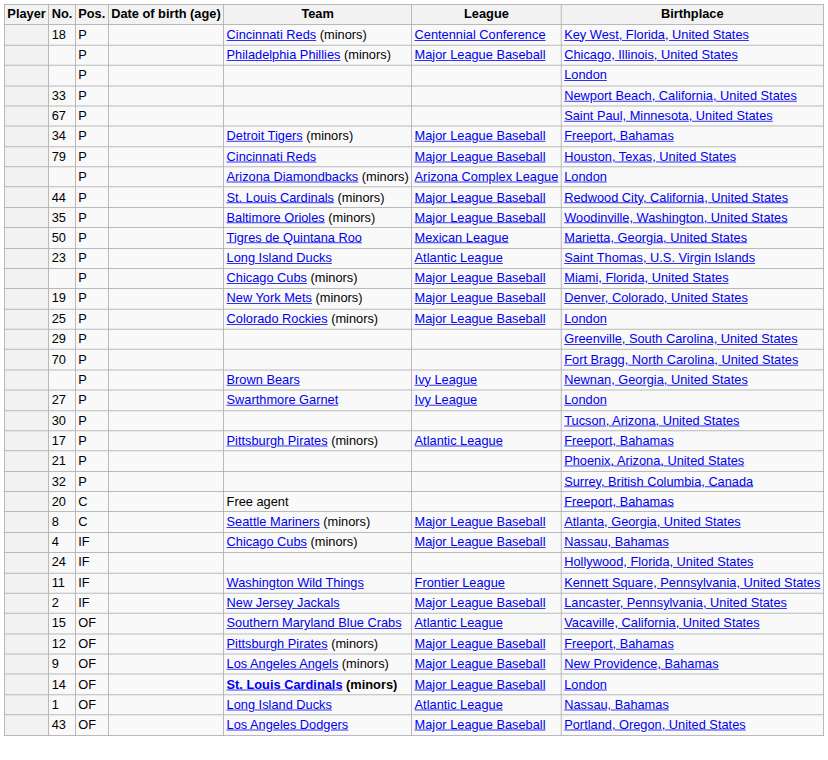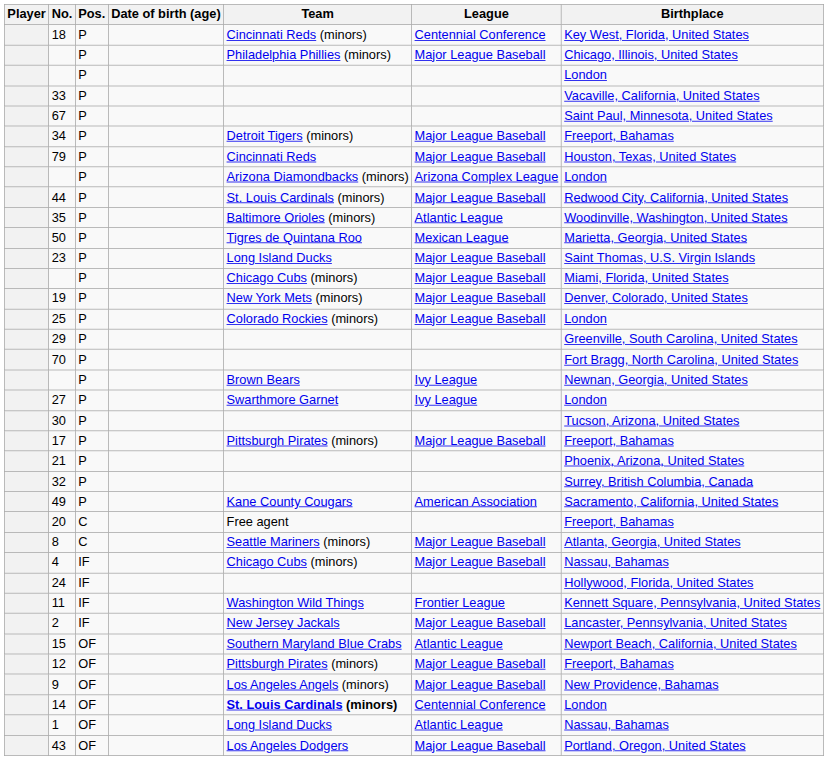(681, 95) Newport Beach, California, United States -> (662, 95) Vacaville, California, United States
(480, 217) Major League Baseball -> (459, 217) Atlantic League
(459, 258) Atlantic League -> (480, 258) Major League Baseball
(459, 440) Atlantic League -> (480, 440) Major League Baseball
+ row: (59, 501)
(662, 623) Vacaville, California, United States -> (681, 643) Newport Beach, California, United States
(480, 684) Major League Baseball -> (480, 704) Centennial Conference
